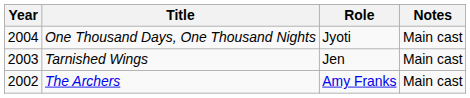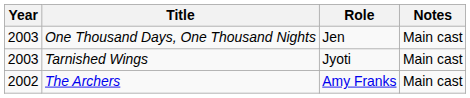(23, 37) 2004 -> (23, 37) 2003
(337, 37) Jyoti -> (333, 37) Jen
(333, 59) Jen -> (337, 59) Jyoti
